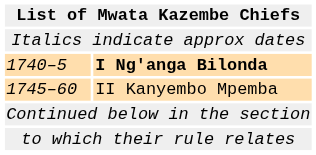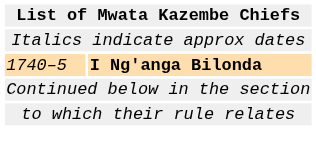- row: (42, 90)
